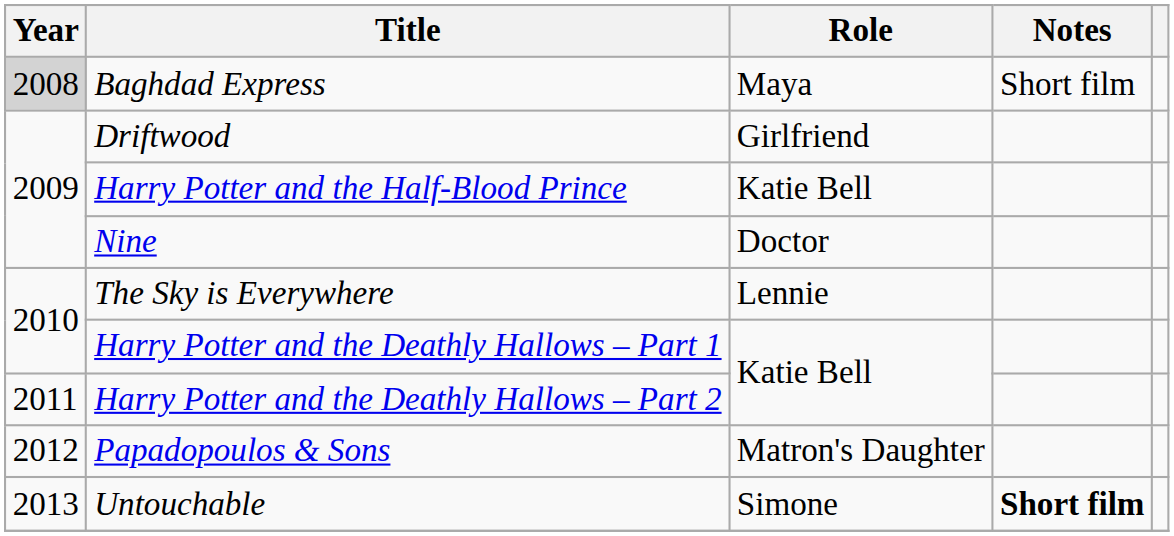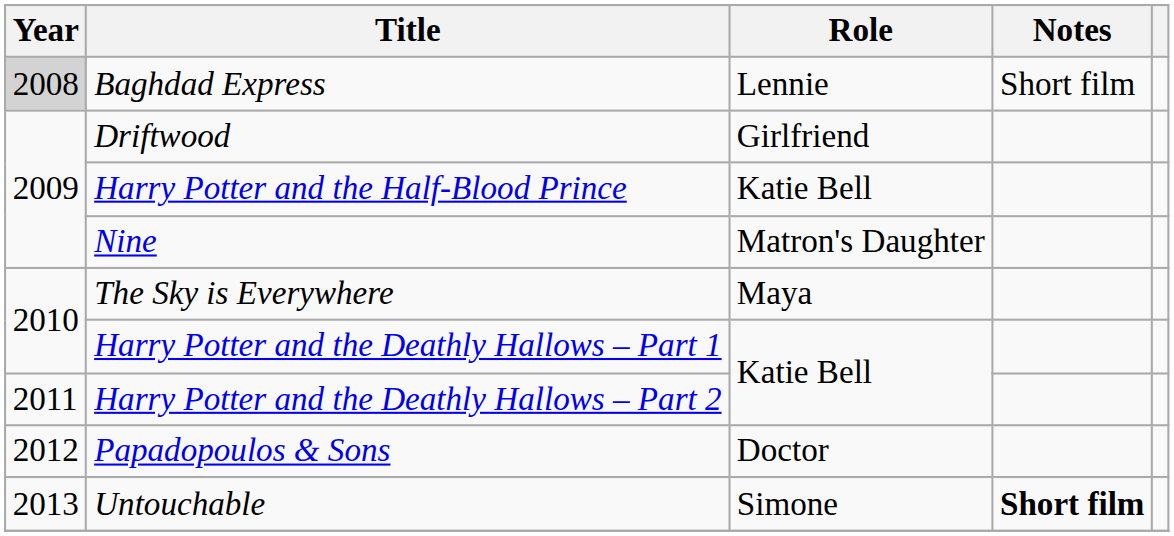(775, 83) Maya -> (783, 83) Lennie
(783, 240) Doctor -> (861, 240) Matron's Daughter
(783, 293) Lennie -> (775, 293) Maya
(861, 450) Matron's Daughter -> (783, 450) Doctor
